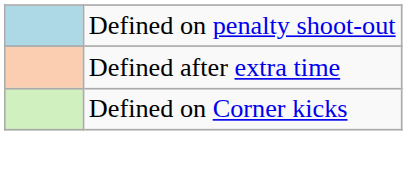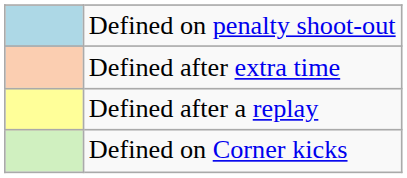+ row: (204, 108)
